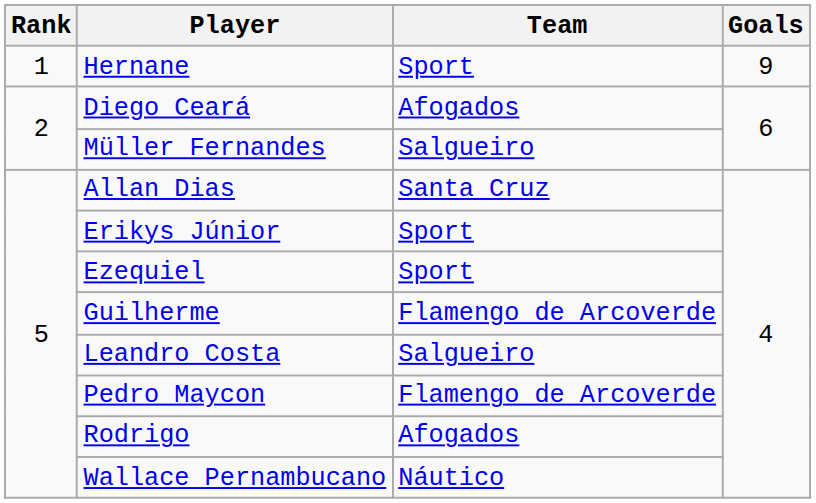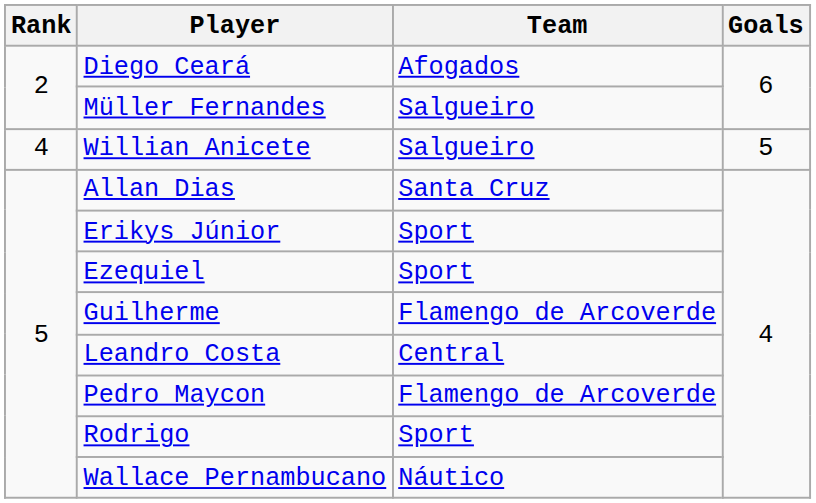- row: (137, 67)
+ row: (197, 149)
(466, 354) Salgueiro -> (451, 354) Central
(459, 437) Afogados -> (436, 437) Sport
